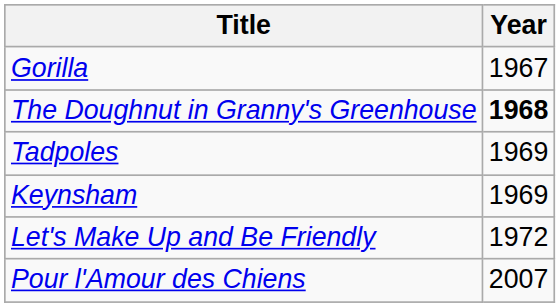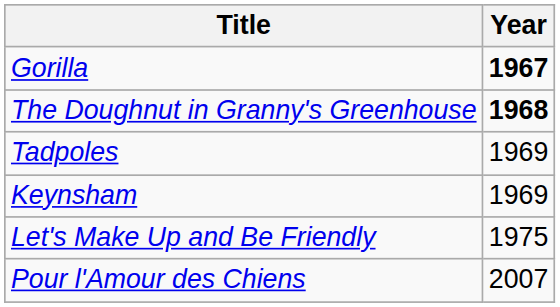(519, 68) normal -> (519, 68) bold
(519, 237) 1972 -> (519, 237) 1975
